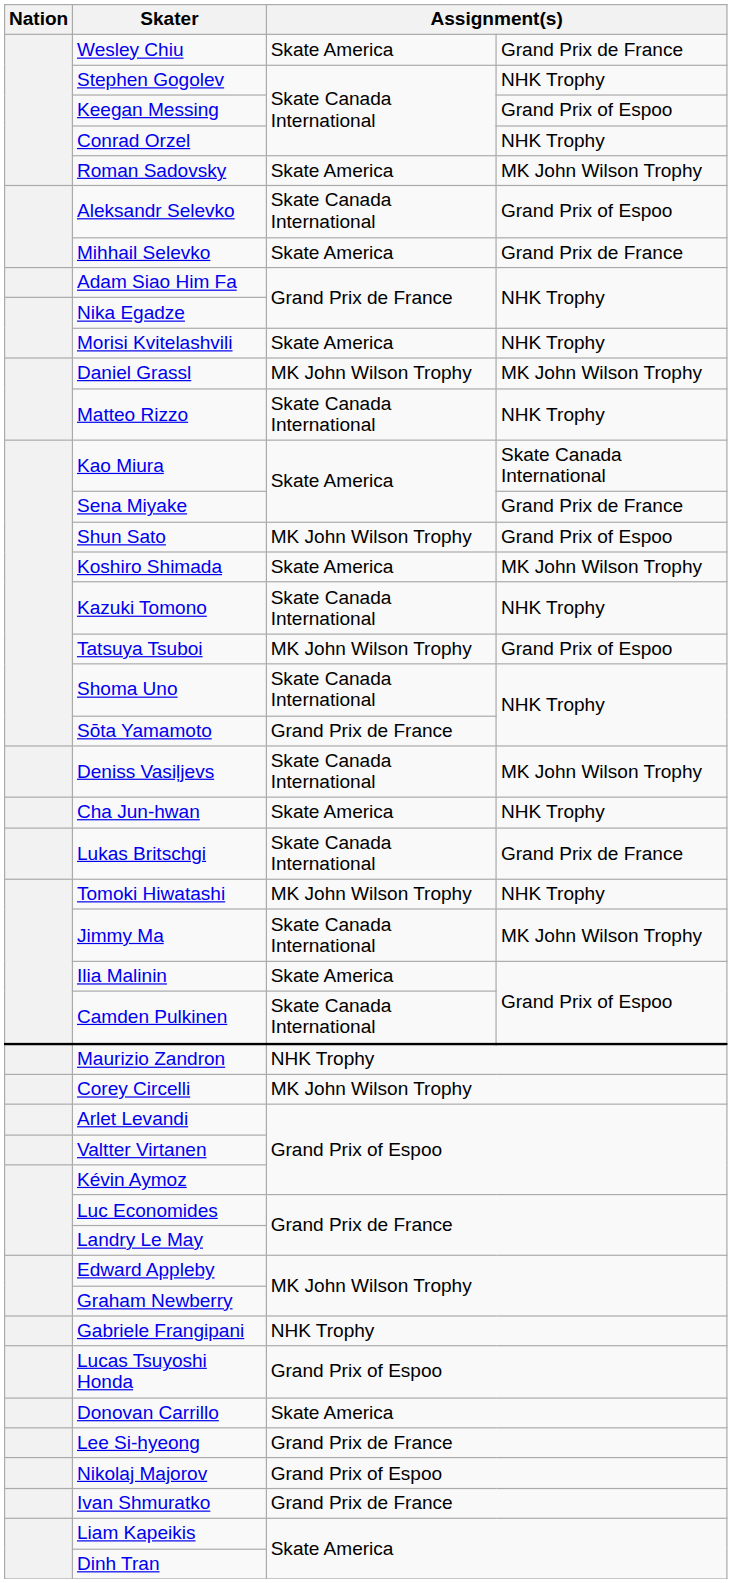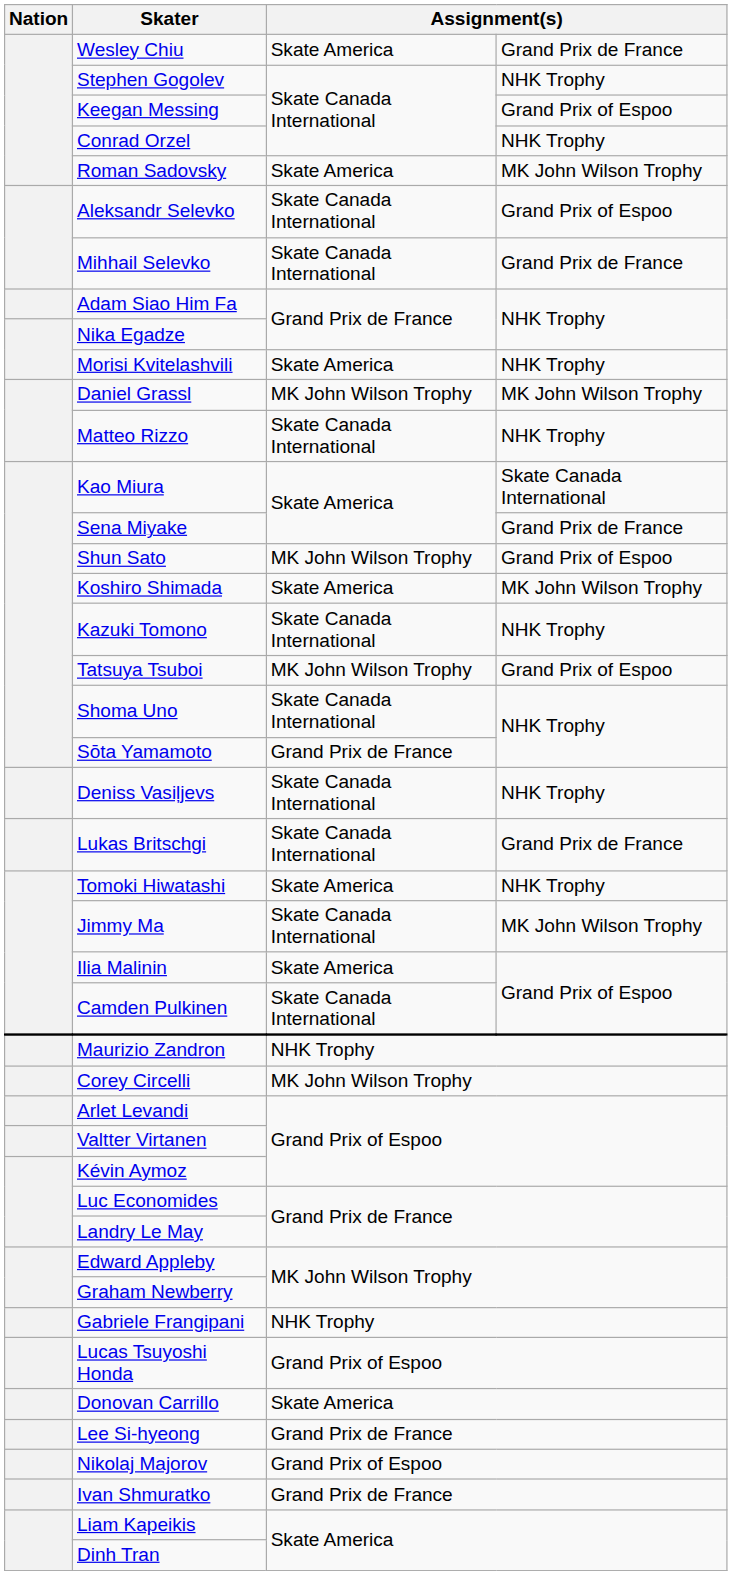(332, 252) Skate America -> (331, 263) Skate Canada International
(602, 771) MK John Wilson Trophy -> (553, 792) NHK Trophy
- row: (138, 812)
(371, 894) MK John Wilson Trophy -> (332, 885) Skate America
